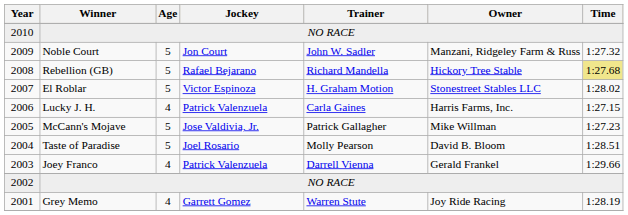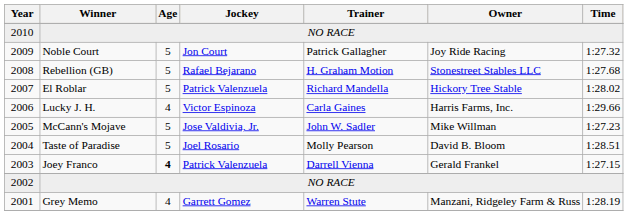(341, 51) John W. Sadler -> (346, 51) Patrick Gallagher
(505, 51) Manzani, Ridgeley Farm & Russ -> (468, 51) Joy Ride Racing
(347, 70) Richard Mandella -> (350, 70) H. Graham Motion
(476, 70) Hickory Tree Stable -> (486, 70) Stonestreet Stables LLC
(603, 70) khaki background -> (603, 70) no background
(219, 89) Victor Espinoza -> (225, 89) Patrick Valenzuela
(350, 89) H. Graham Motion -> (347, 89) Richard Mandella
(486, 89) Stonestreet Stables LLC -> (476, 89) Hickory Tree Stable
(225, 108) Patrick Valenzuela -> (219, 108) Victor Espinoza
(603, 108) 1:27.15 -> (603, 108) 1:29.66
(346, 126) Patrick Gallagher -> (341, 126) John W. Sadler
(168, 164) normal -> (168, 164) bold
(603, 164) 1:29.66 -> (603, 164) 1:27.15
(468, 201) Joy Ride Racing -> (505, 201) Manzani, Ridgeley Farm & Russ
